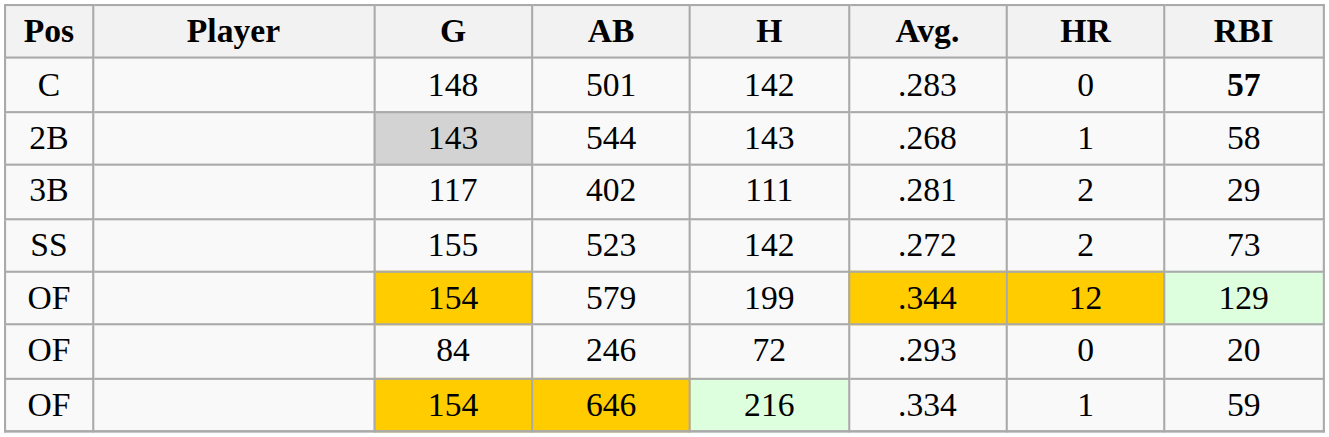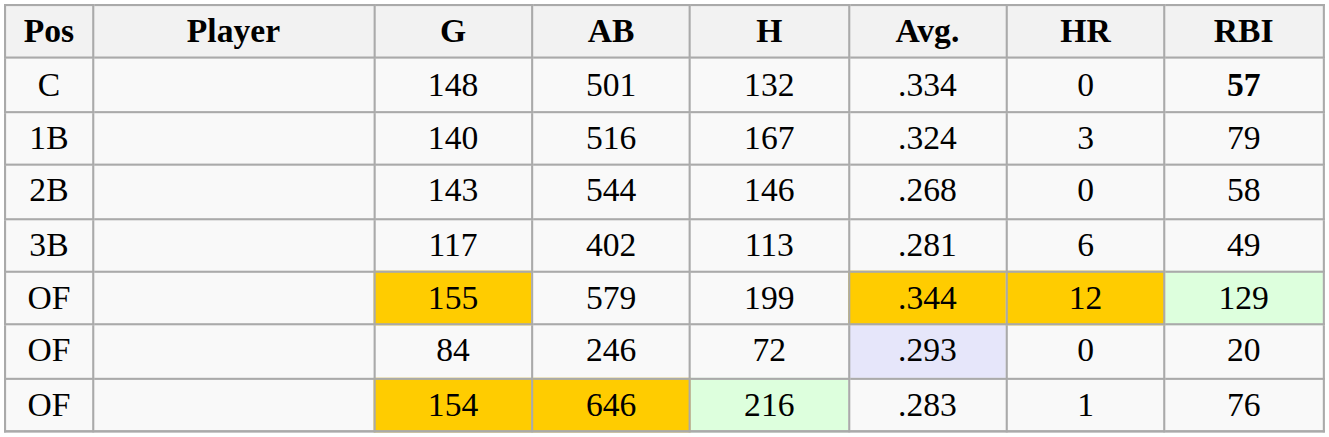(769, 84) 142 -> (769, 84) 132
(927, 84) .283 -> (927, 84) .334
+ row: (611, 137)
(453, 137) lightgrey background -> (453, 191) no background
(769, 137) 143 -> (769, 191) 146
(1086, 137) 1 -> (1086, 191) 0
(769, 191) 111 -> (769, 244) 113
(1086, 191) 2 -> (1086, 244) 6
(1244, 191) 29 -> (1244, 244) 49
- row: (611, 244)
(453, 297) 154 -> (453, 297) 155
(927, 350) no background -> (927, 350) lavender background
(927, 404) .334 -> (927, 404) .283
(1244, 404) 59 -> (1244, 404) 76
